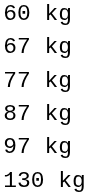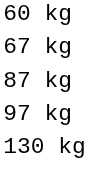- row: (38, 80)
